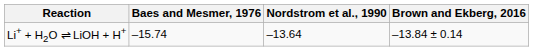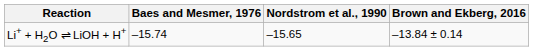(284, 34) –13.64 -> (284, 34) –15.65
